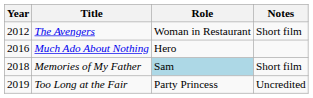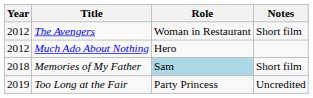(18, 48) 2016 -> (18, 48) 2012
